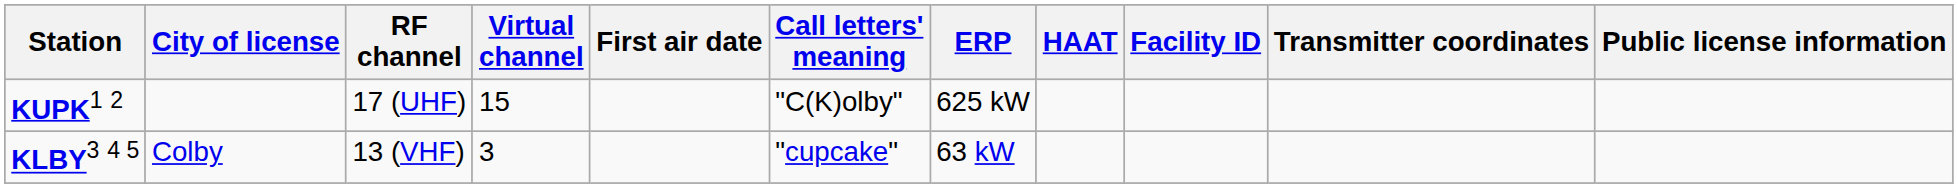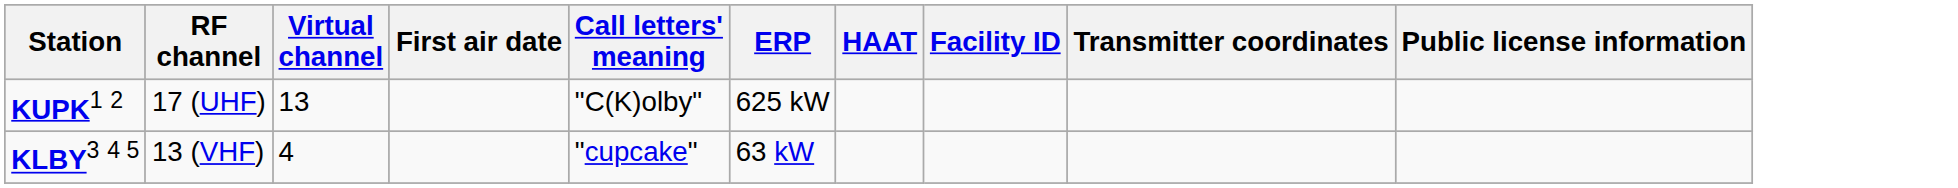- column: (246, 42)
(494, 101) 15 -> (294, 101) 13
(487, 152) 3 -> (286, 152) 4
